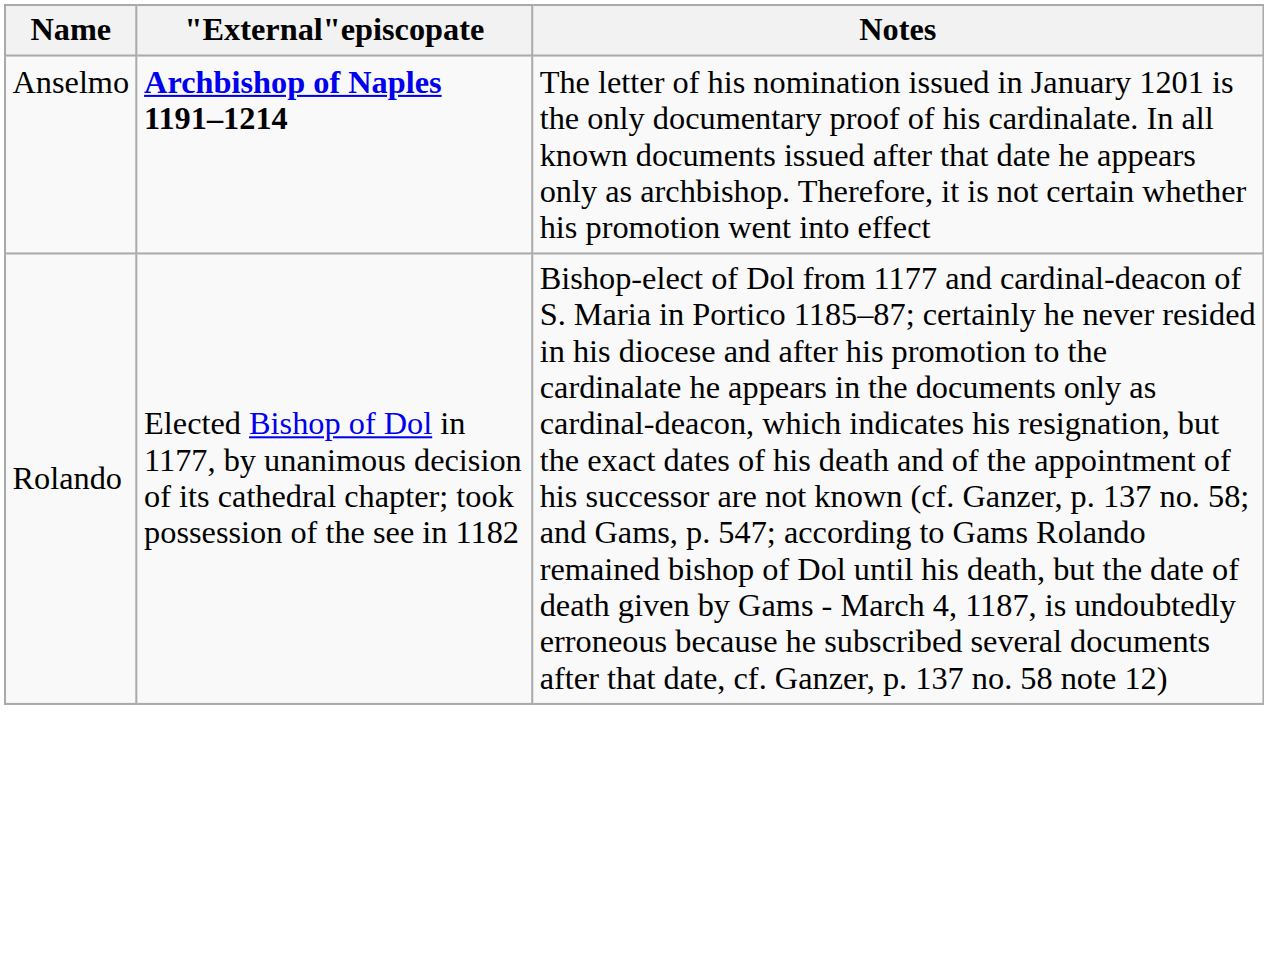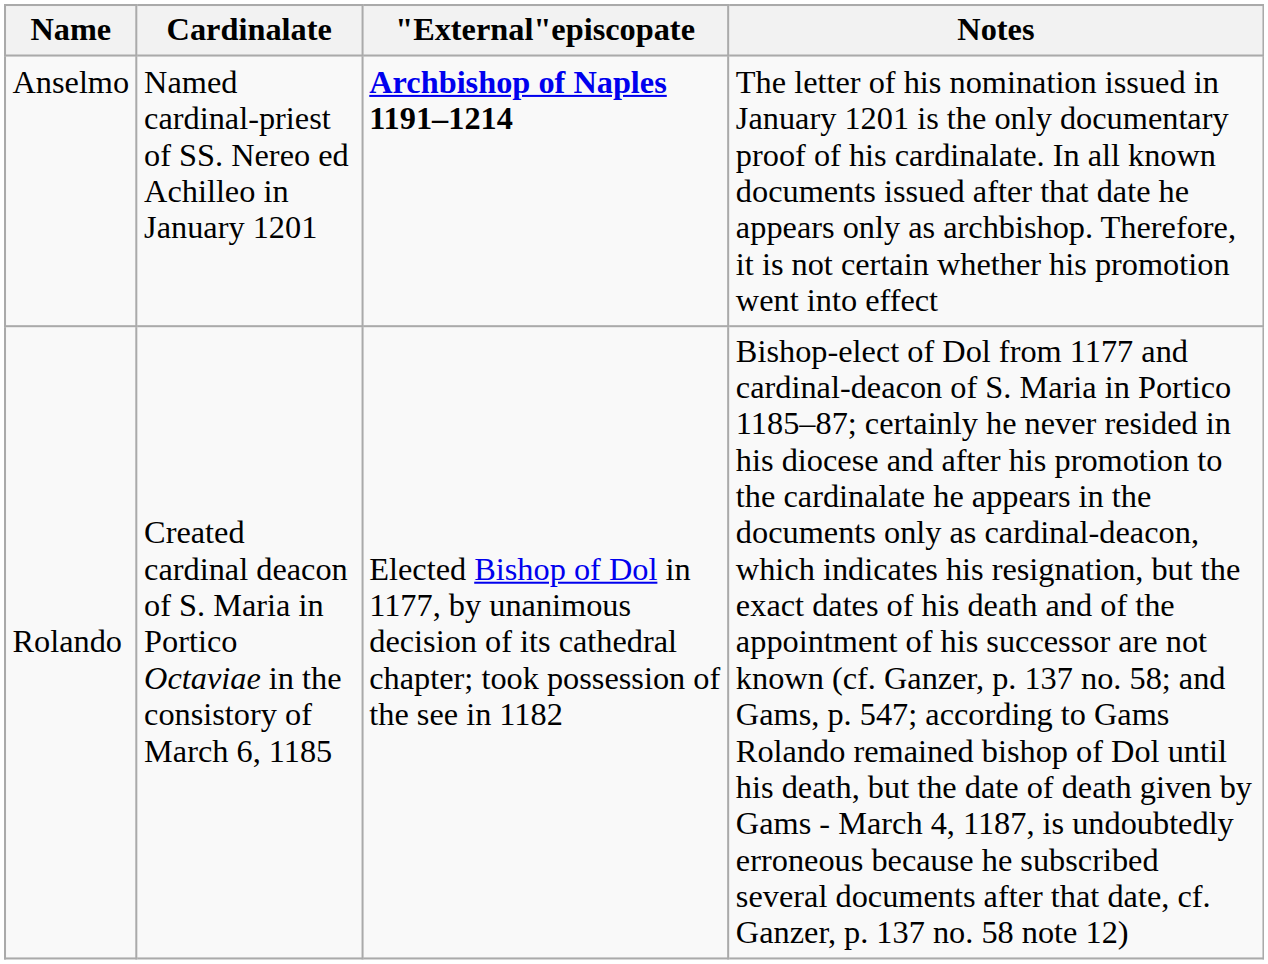+ column: (249, 30)
